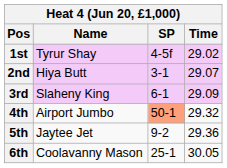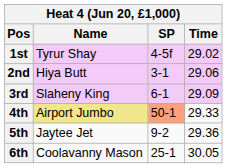(203, 73) 29.07 -> (203, 73) 29.06
(75, 113) no background -> (75, 113) khaki background
(203, 113) 29.32 -> (203, 113) 29.33
